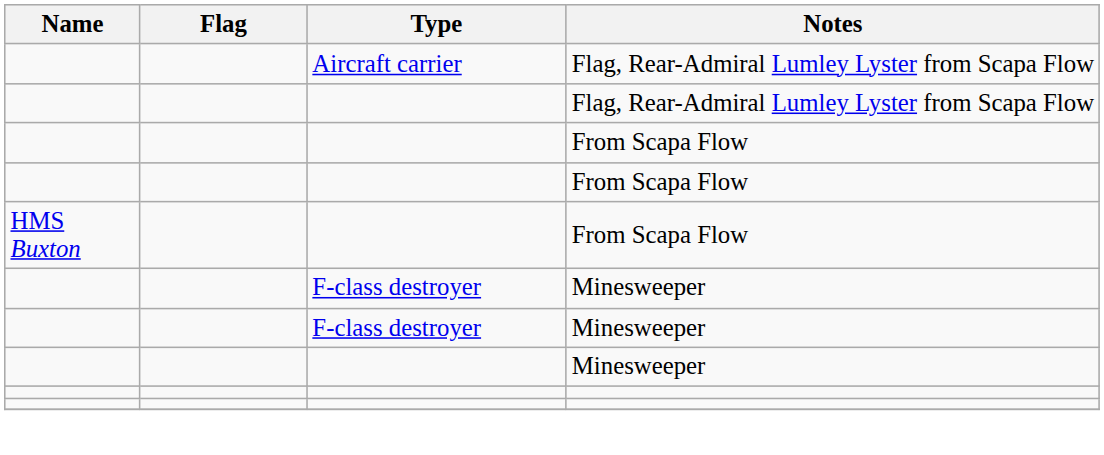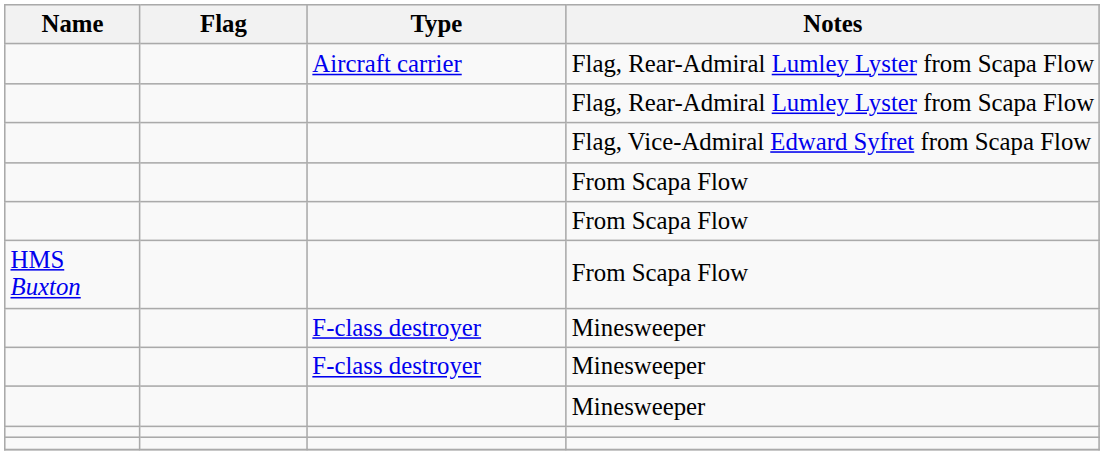+ row: (436, 142)
